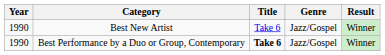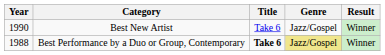(19, 43) 1990 -> (19, 43) 1988
(313, 43) no background -> (313, 43) khaki background
